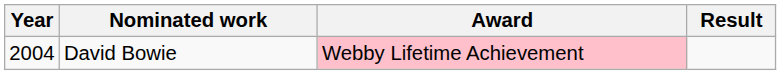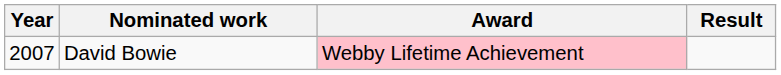(32, 52) 2004 -> (32, 52) 2007
